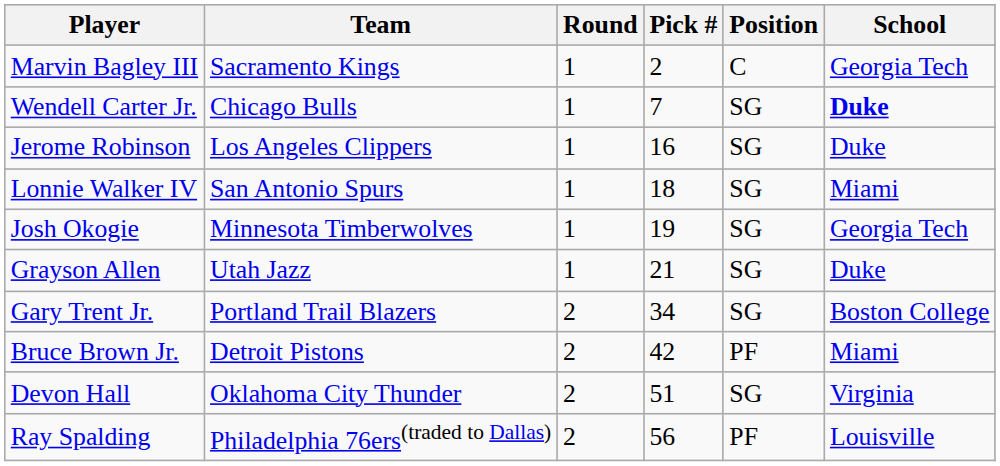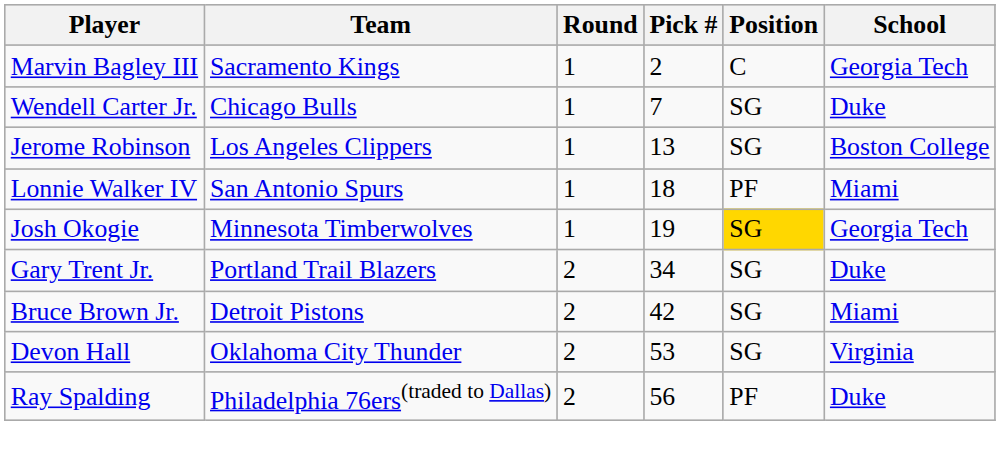(859, 106) bold -> (858, 106) normal
(662, 147) 16 -> (662, 147) 13
(858, 147) Duke -> (910, 147) Boston College
(746, 188) SG -> (744, 188) PF
(746, 229) no background -> (746, 229) gold background
- row: (86, 270)
(910, 310) Boston College -> (858, 270) Duke
(744, 351) PF -> (746, 310) SG
(662, 392) 51 -> (662, 351) 53
(882, 436) Louisville -> (858, 396) Duke
